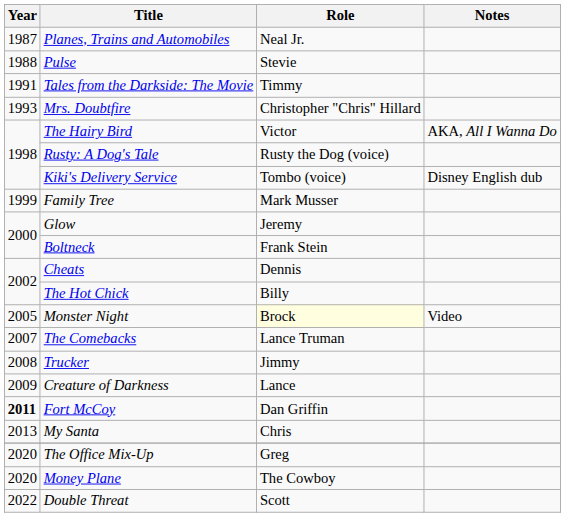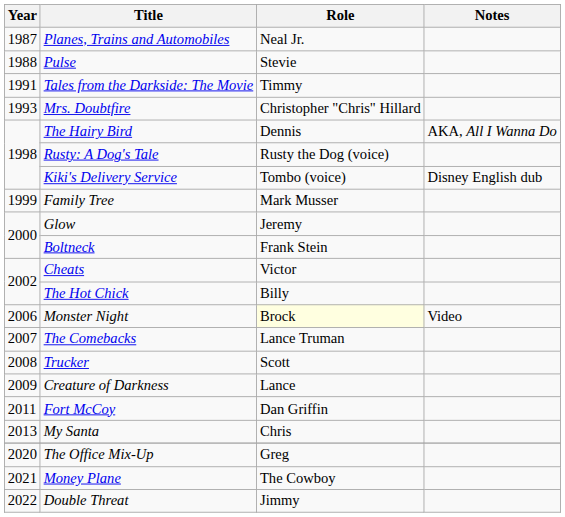(278, 131) Victor -> (281, 131) Dennis
(281, 270) Dennis -> (278, 270) Victor
(22, 316) 2005 -> (22, 316) 2006
(280, 362) Jimmy -> (275, 362) Scott
(22, 408) bold -> (22, 408) normal
(22, 477) 2020 -> (22, 477) 2021
(275, 500) Scott -> (280, 500) Jimmy
